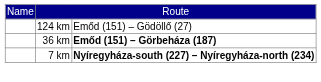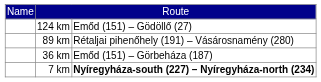+ row: (56, 41)
(145, 41) bold -> (143, 55) normal
